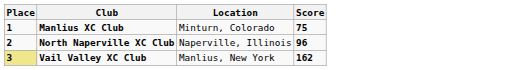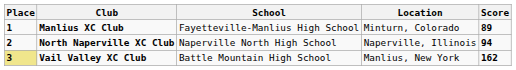+ column: (269, 12)
(302, 27) 75 -> (487, 27) 89
(302, 42) 96 -> (487, 42) 94
